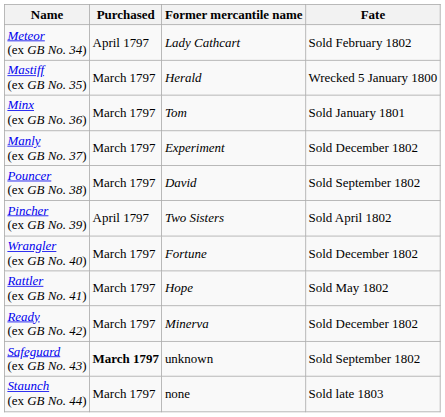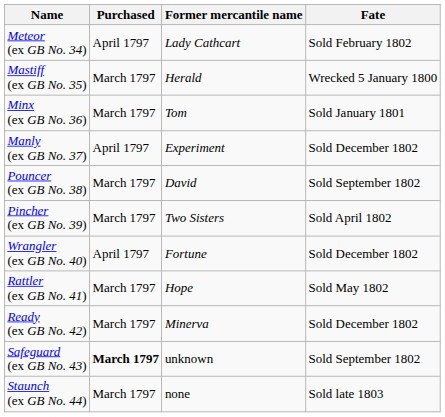(124, 148) March 1797 -> (121, 148) April 1797
(121, 218) April 1797 -> (124, 218) March 1797
(124, 253) March 1797 -> (121, 253) April 1797
